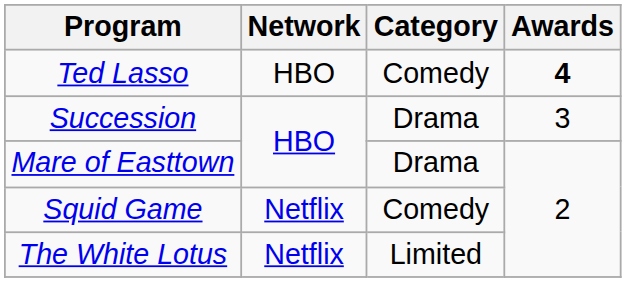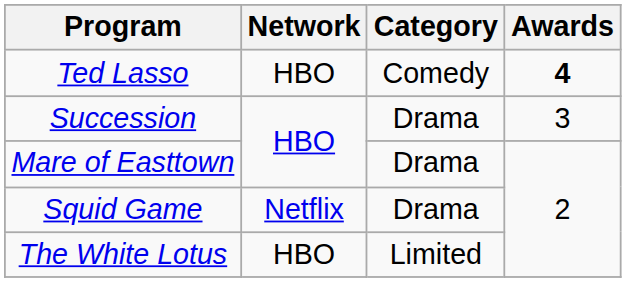(436, 208) Comedy -> (436, 208) Drama
(304, 254) Netflix -> (304, 254) HBO
